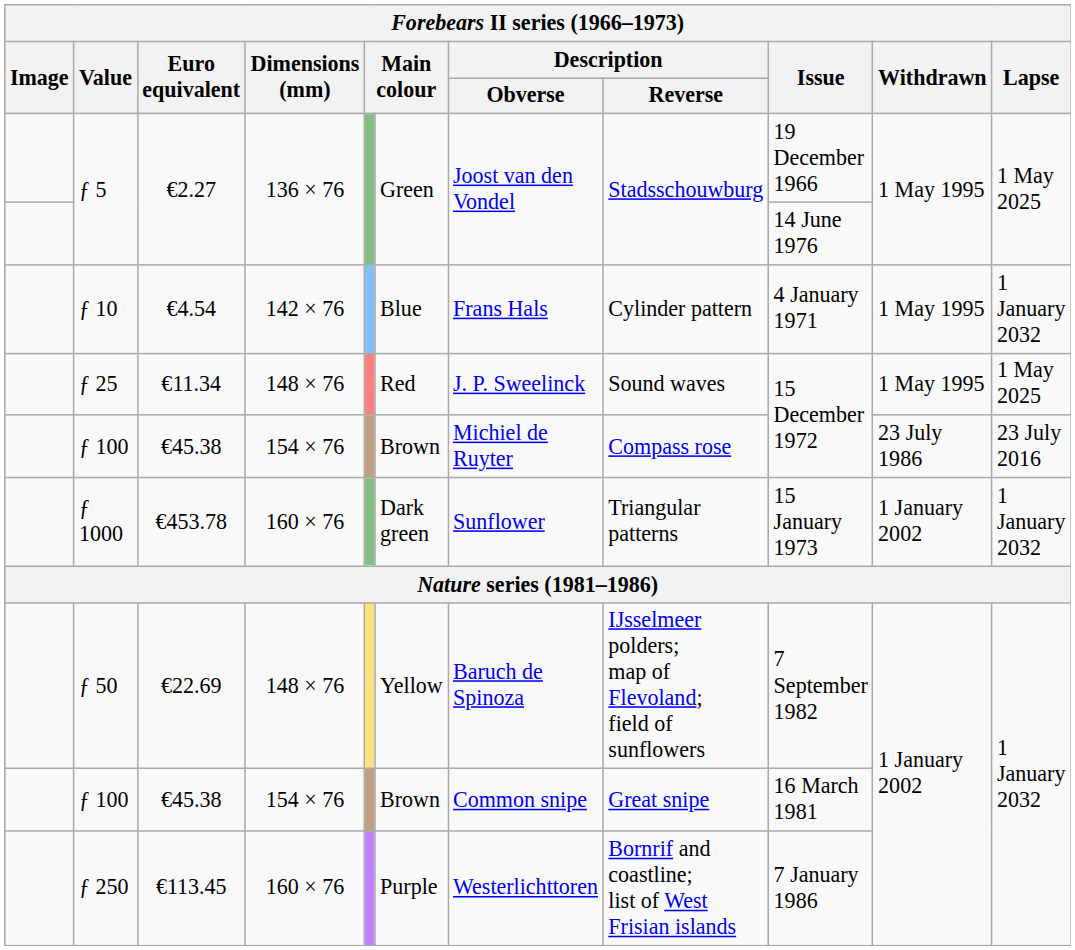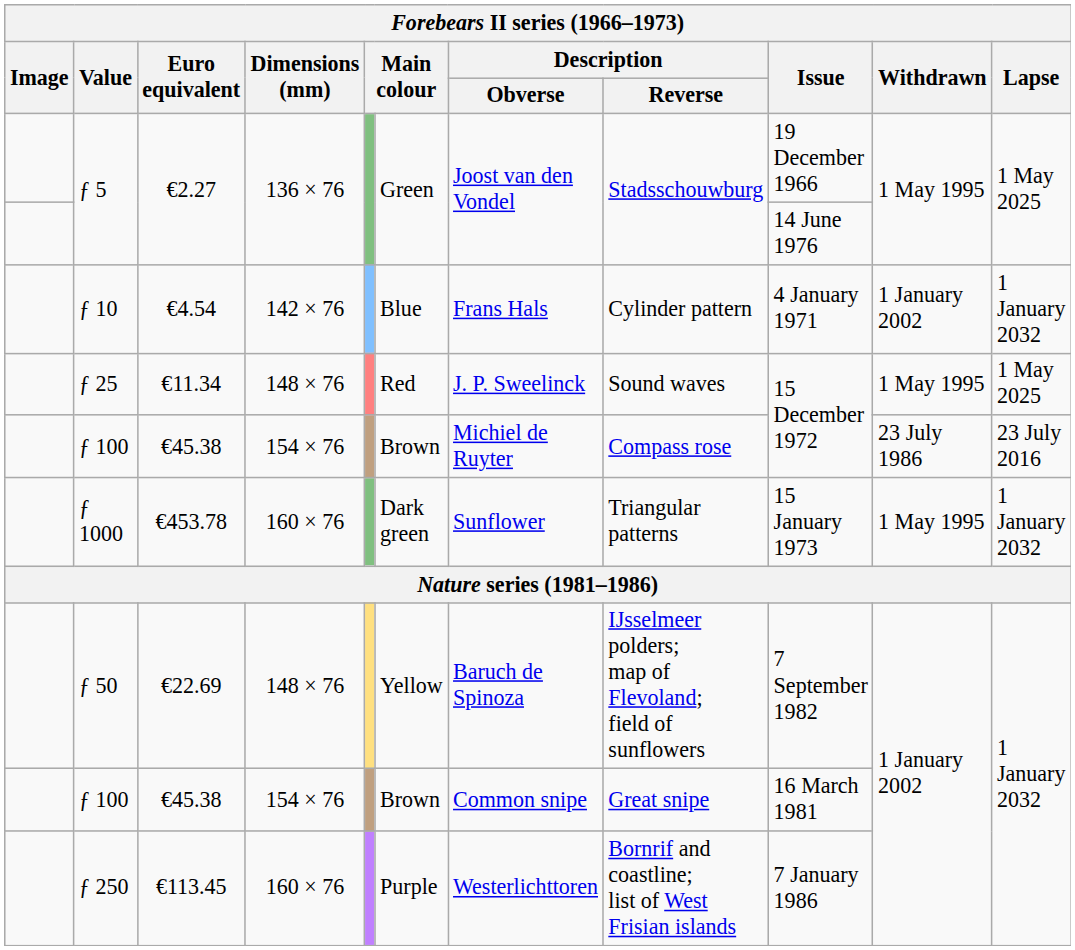(931, 308) 1 May 1995 -> (921, 308) 1 January 2002
(921, 521) 1 January 2002 -> (931, 521) 1 May 1995
